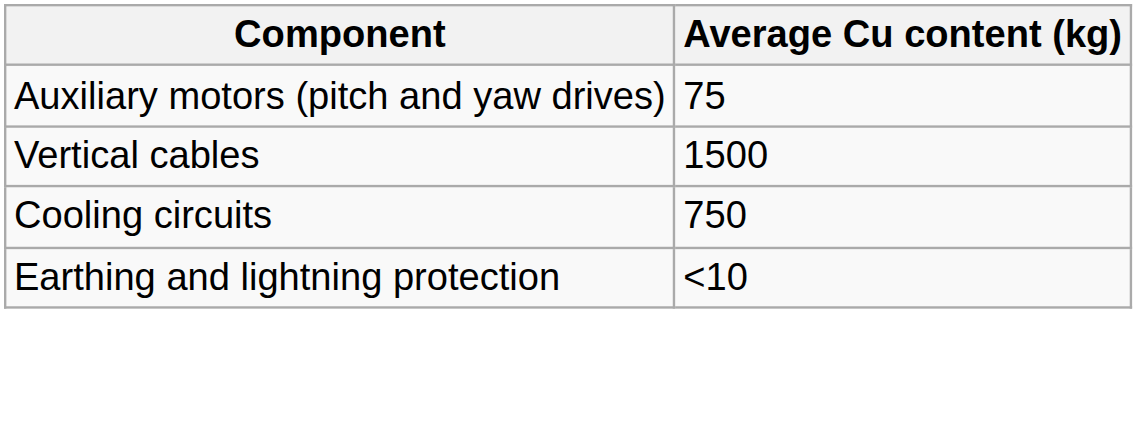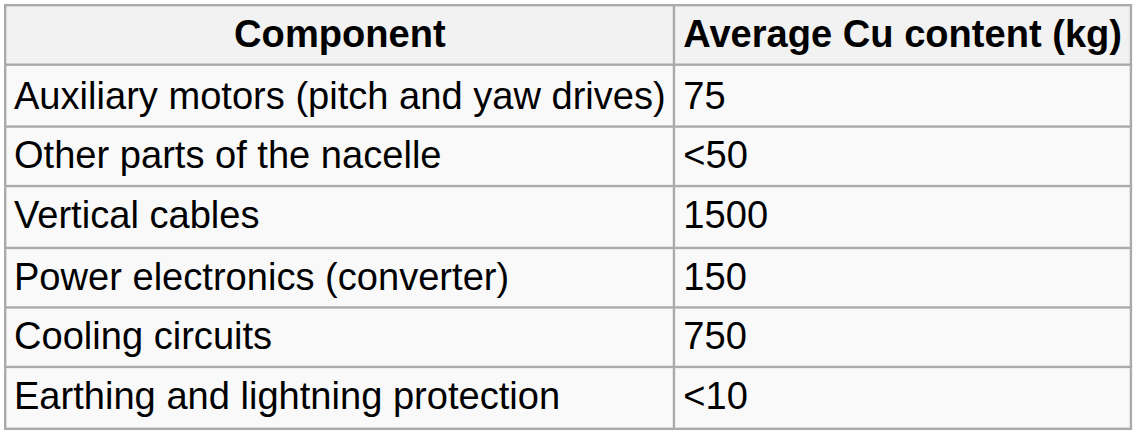+ row: (228, 155)
+ row: (262, 276)
